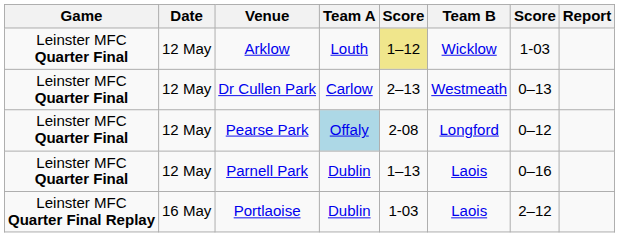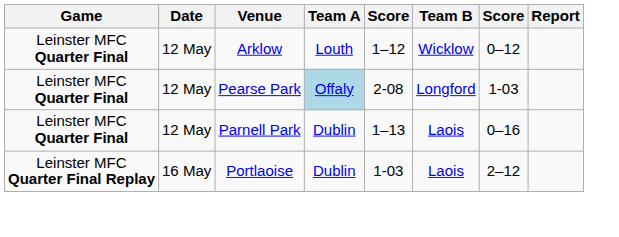(403, 48) khaki background -> (388, 48) no background
(535, 48) 1-03 -> (503, 48) 0–12
- row: (267, 89)
(535, 130) 0–12 -> (503, 89) 1-03
